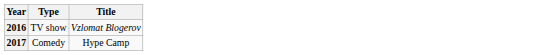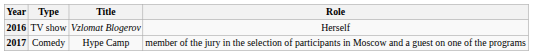+ column: (336, 12)
